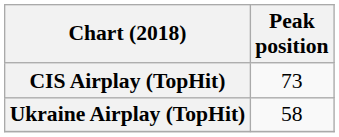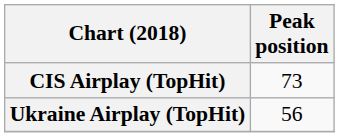(292, 114) 58 -> (292, 114) 56
